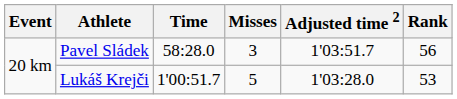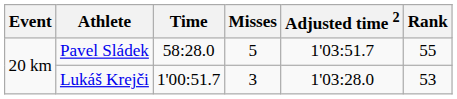(253, 51) 3 -> (253, 51) 5
(428, 51) 56 -> (428, 51) 55
(253, 80) 5 -> (253, 80) 3
